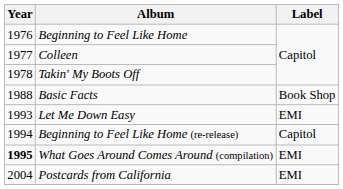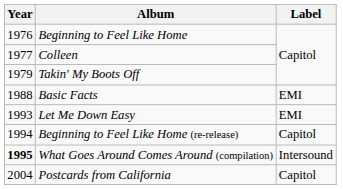(20, 74) 1978 -> (20, 74) 1979
(307, 94) Book Shop -> (290, 94) EMI
(290, 154) EMI -> (306, 154) Intersound
(290, 174) EMI -> (297, 174) Capitol
